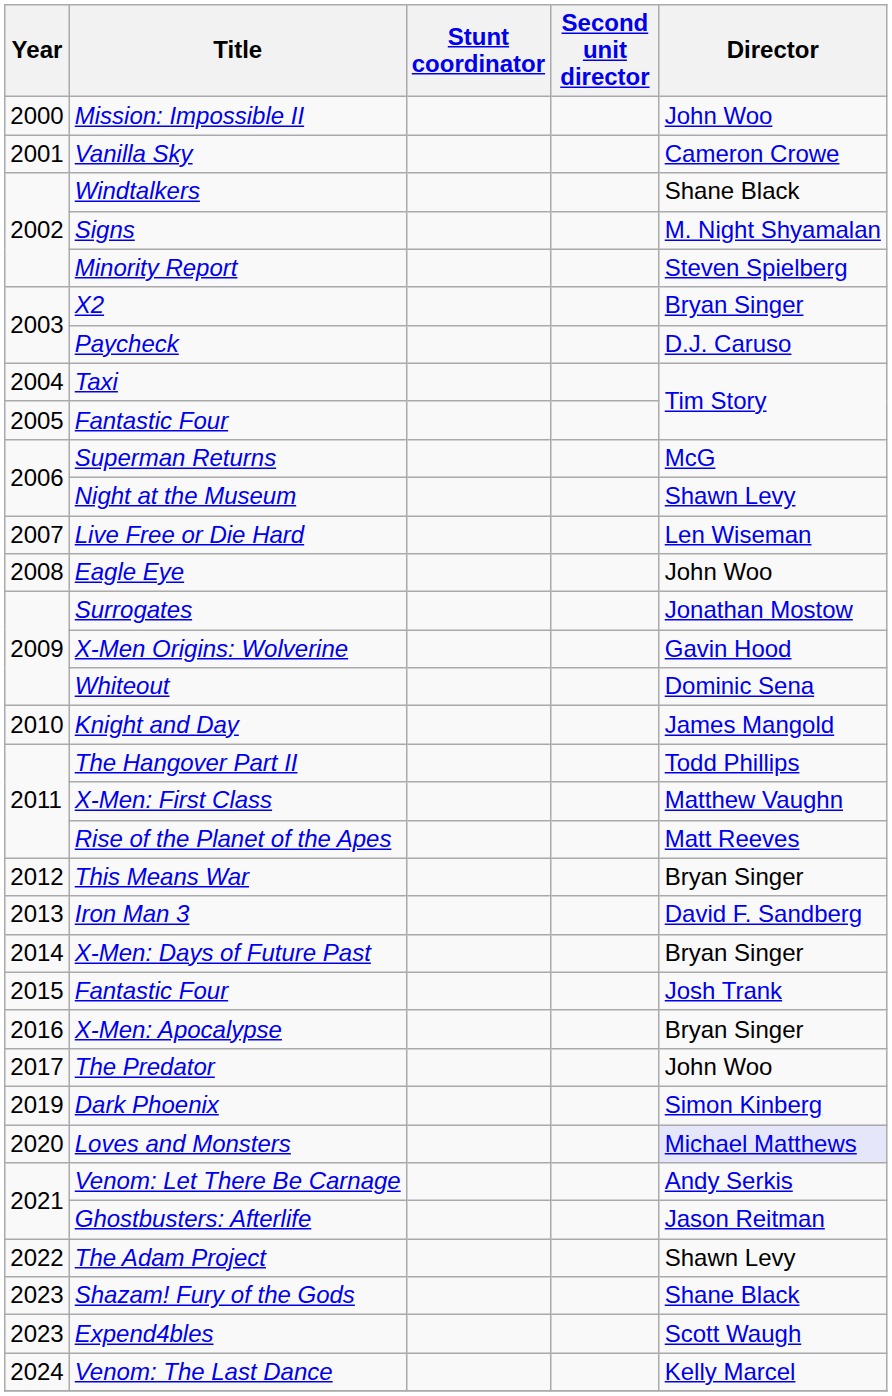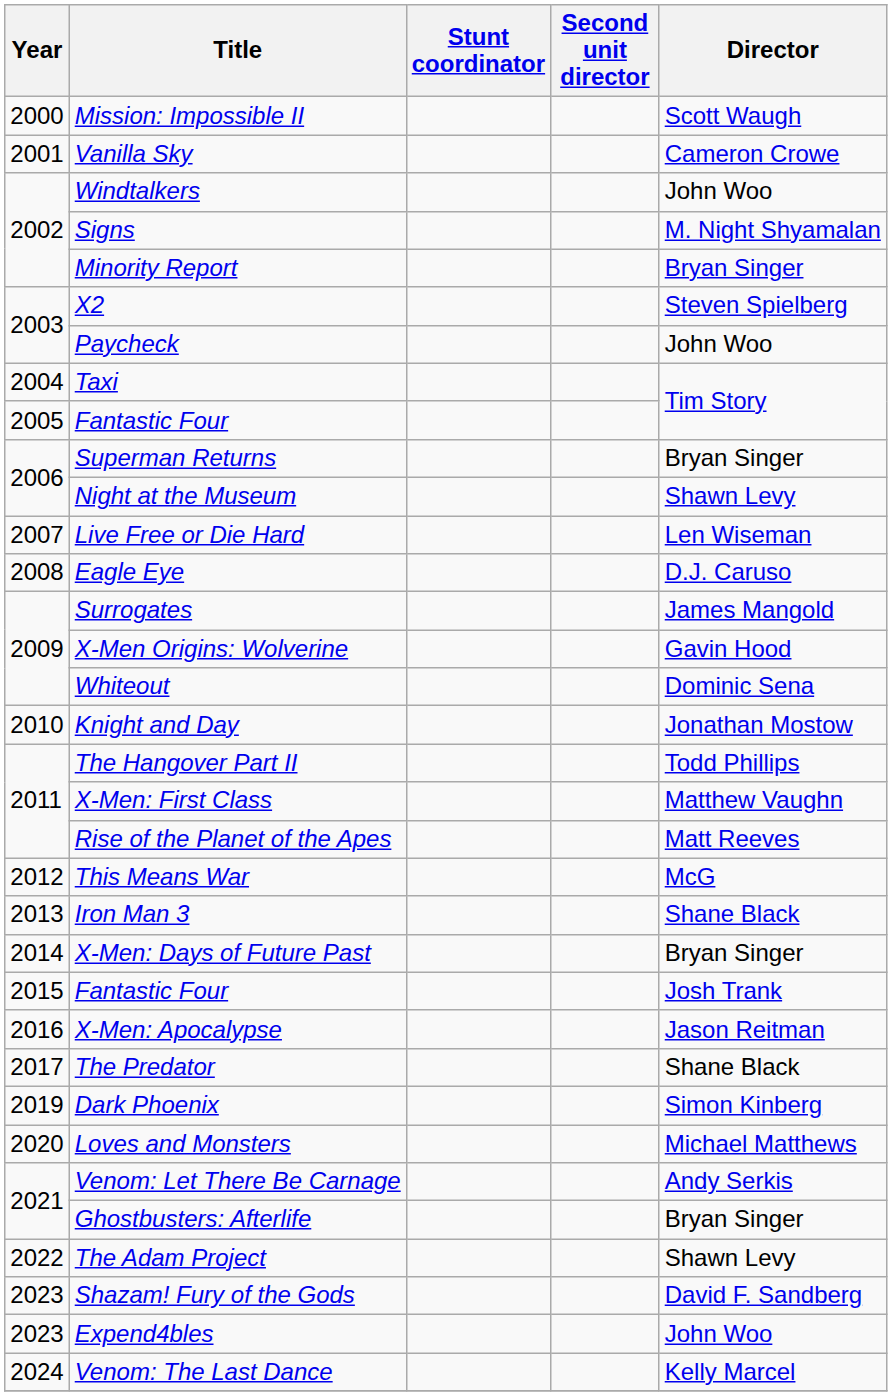(719, 115) John Woo -> (733, 115) Scott Waugh
(732, 191) Shane Black -> (719, 191) John Woo
(756, 267) Steven Spielberg -> (734, 267) Bryan Singer
(734, 305) Bryan Singer -> (756, 305) Steven Spielberg
(728, 343) D.J. Caruso -> (719, 343) John Woo
(690, 458) McG -> (734, 458) Bryan Singer
(719, 572) John Woo -> (728, 572) D.J. Caruso
(759, 610) Jonathan Mostow -> (749, 610) James Mangold
(749, 724) James Mangold -> (759, 724) Jonathan Mostow
(734, 876) Bryan Singer -> (690, 876) McG
(763, 914) David F. Sandberg -> (732, 914) Shane Black
(734, 1029) Bryan Singer -> (745, 1029) Jason Reitman
(719, 1067) John Woo -> (732, 1067) Shane Black
(761, 1143) lavender background -> (761, 1143) no background
(745, 1219) Jason Reitman -> (734, 1219) Bryan Singer
(732, 1295) Shane Black -> (763, 1295) David F. Sandberg
(733, 1333) Scott Waugh -> (719, 1333) John Woo
